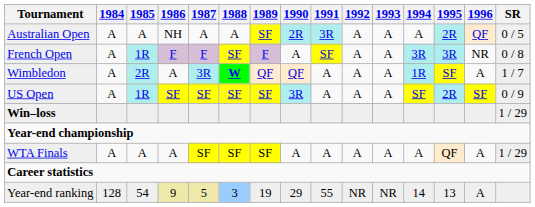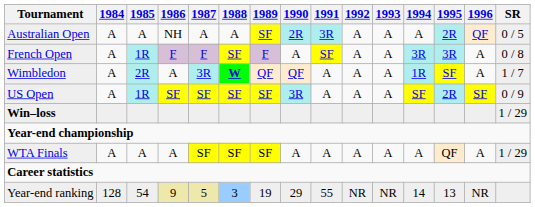(480, 53) NR -> (480, 53) A
(480, 192) A -> (480, 192) NR
